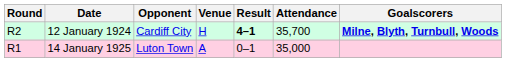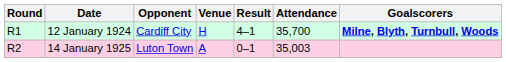(14, 31) R2 -> (14, 31) R1
(246, 31) bold -> (246, 31) normal
(14, 48) R1 -> (14, 48) R2
(293, 48) 35,000 -> (293, 48) 35,003
